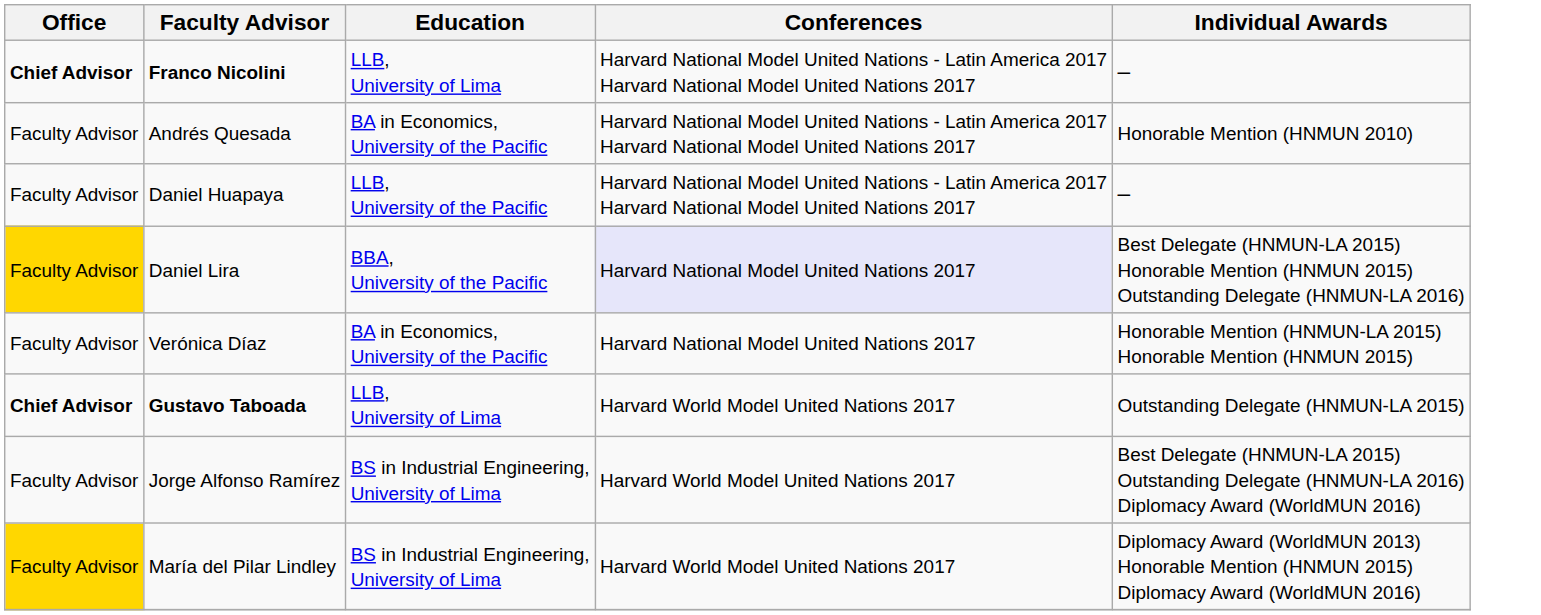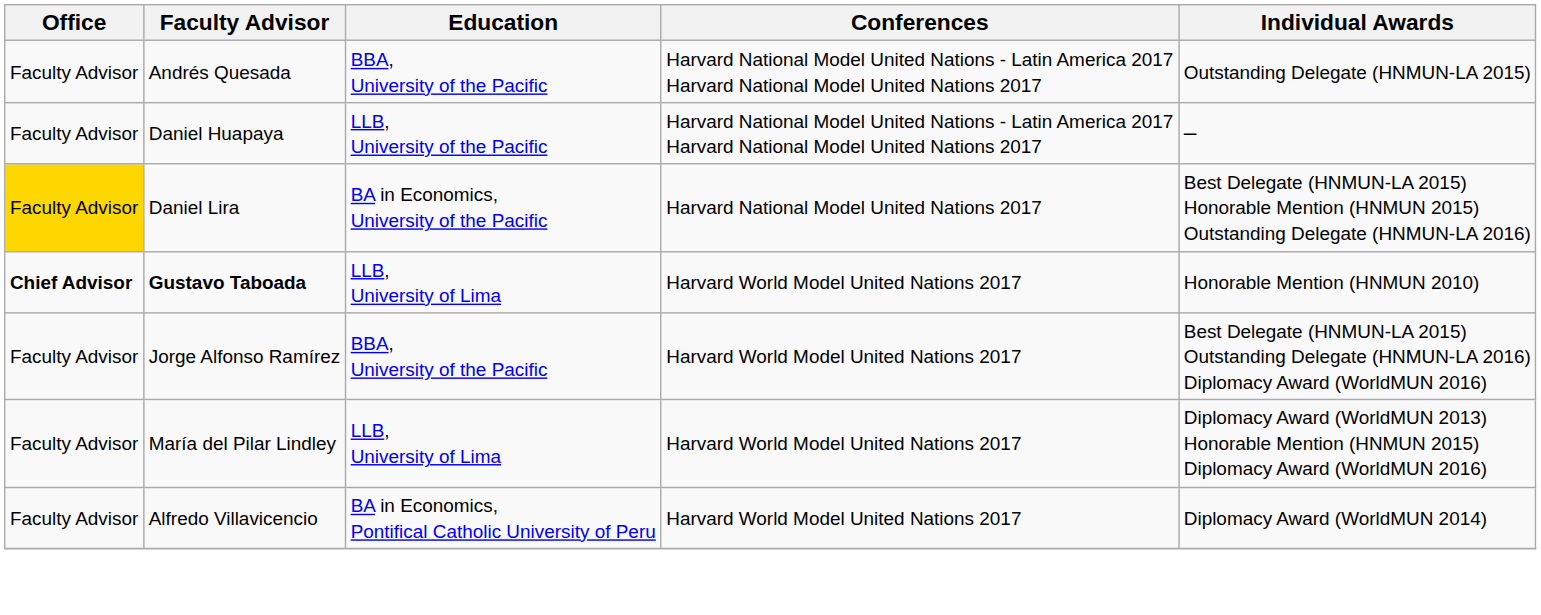- row: (217, 72)
(449, 134) BA in Economics, University of the Pacific -> (449, 72) BBA, University of the Pacific
(1265, 134) Honorable Mention (HNMUN 2010) -> (1357, 72) Outstanding Delegate (HNMUN-LA 2015)
(449, 270) BBA, University of the Pacific -> (449, 208) BA in Economics, University of the Pacific
(788, 270) lavender background -> (854, 208) no background
- row: (208, 344)
(1291, 406) Outstanding Delegate (HNMUN-LA 2015) -> (1332, 283) Honorable Mention (HNMUN 2010)
(470, 480) BS in Industrial Engineering, University of Lima -> (449, 357) BBA, University of the Pacific
(74, 567) gold background -> (74, 444) no background
(470, 567) BS in Industrial Engineering, University of Lima -> (426, 444) LLB, University of Lima
+ row: (233, 518)
